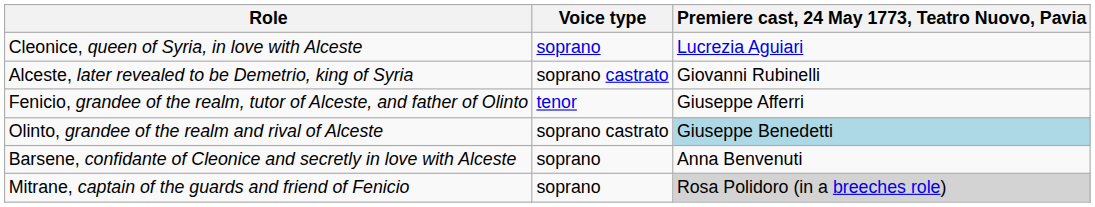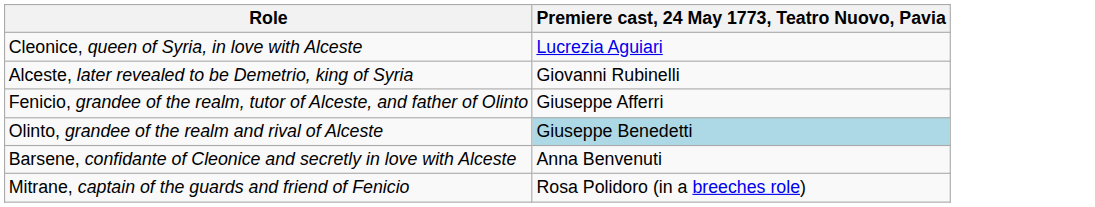- column: (603, 18)
(812, 187) lightgrey background -> (671, 187) no background
